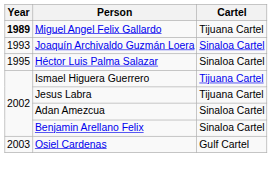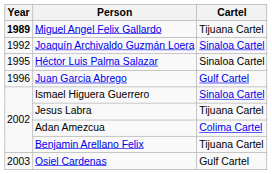(19, 45) 1993 -> (19, 45) 1992
+ row: (81, 78)
(231, 78) Tijuana Cartel -> (232, 95) Sinaloa Cartel
(232, 111) Sinaloa Cartel -> (231, 128) Colima Cartel
(232, 128) Sinaloa Cartel -> (231, 144) Tijuana Cartel
